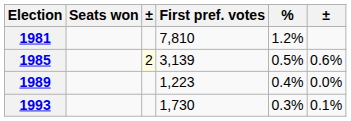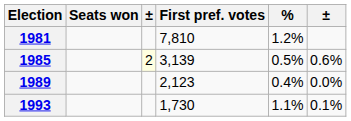(177, 82) 1,223 -> (177, 82) 2,123
(288, 104) 0.3% -> (288, 104) 1.1%
